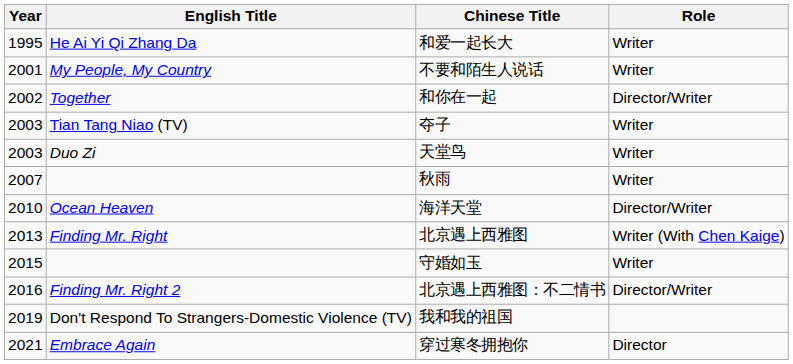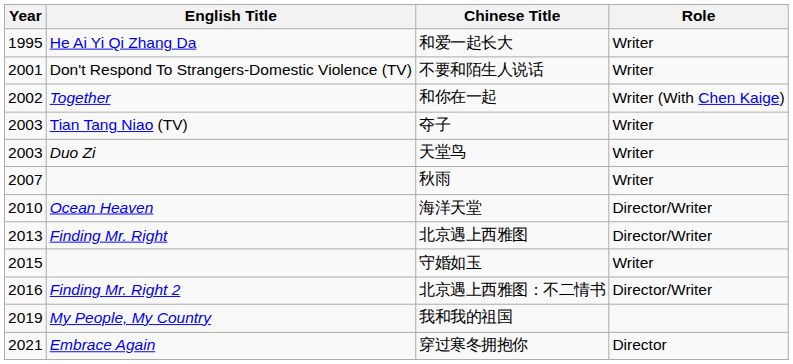(130, 70) My People, My Country -> (231, 70) Don't Respond To Strangers-Domestic Violence (TV)
(662, 97) Director/Writer -> (698, 97) Writer (With Chen Kaige)
(698, 235) Writer (With Chen Kaige) -> (662, 235) Director/Writer
(231, 318) Don't Respond To Strangers-Domestic Violence (TV) -> (130, 318) My People, My Country
